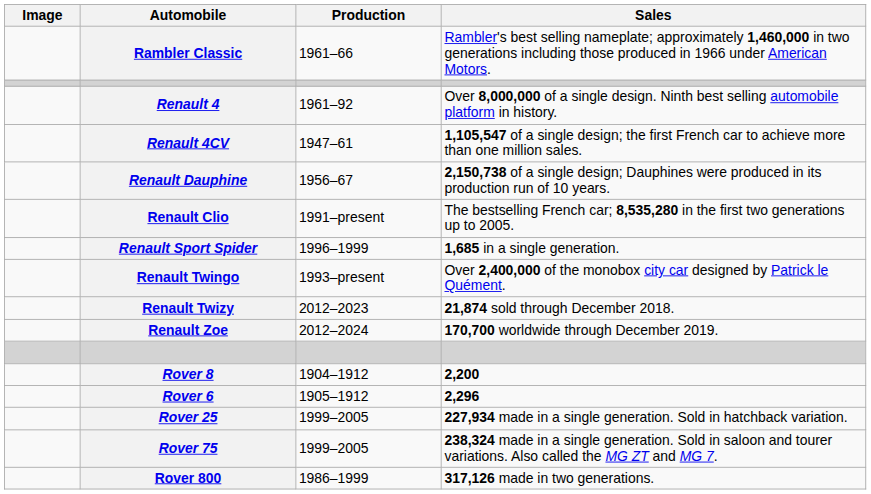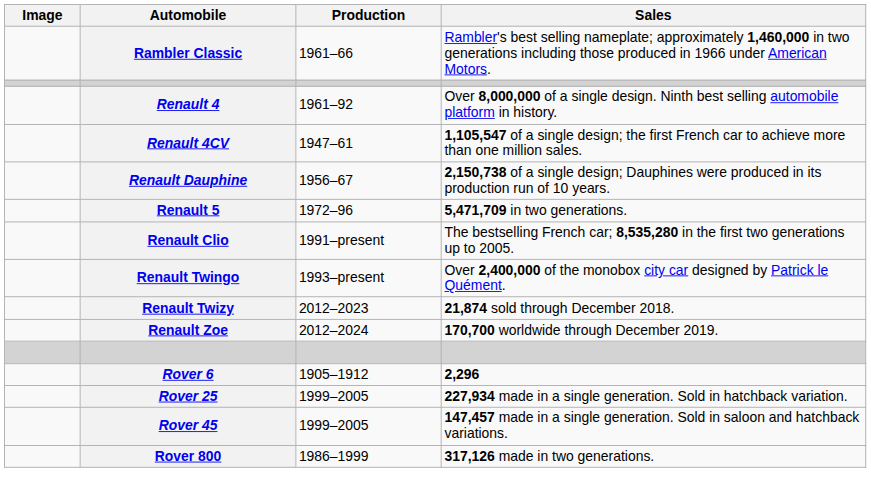+ row: (188, 210)
- row: (188, 248)
- row: (188, 374)
+ row: (188, 426)
- row: (188, 448)
